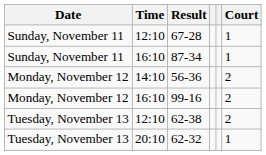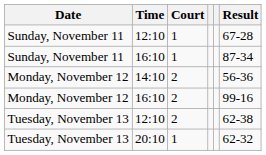columns swapped: (242, 14) <-> (189, 14)
